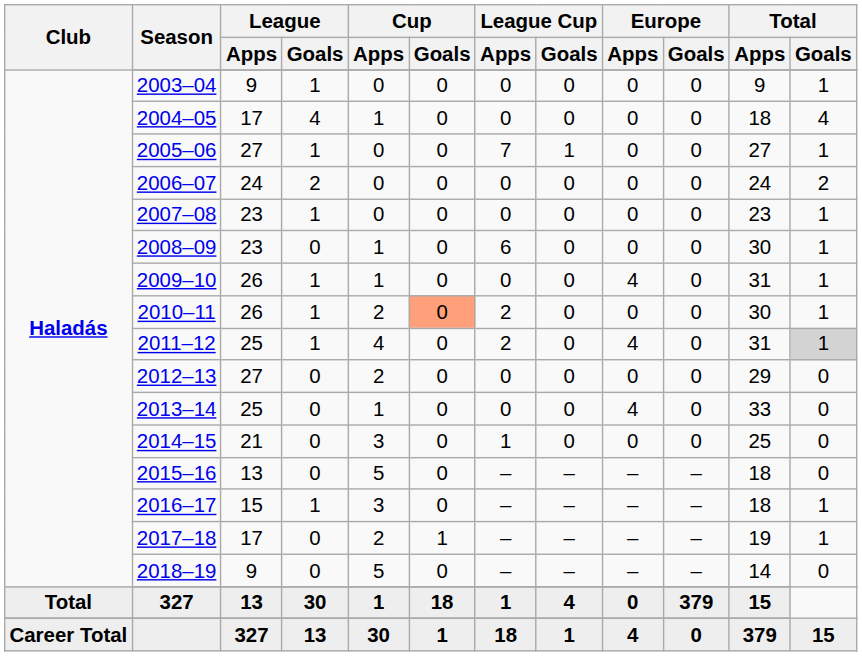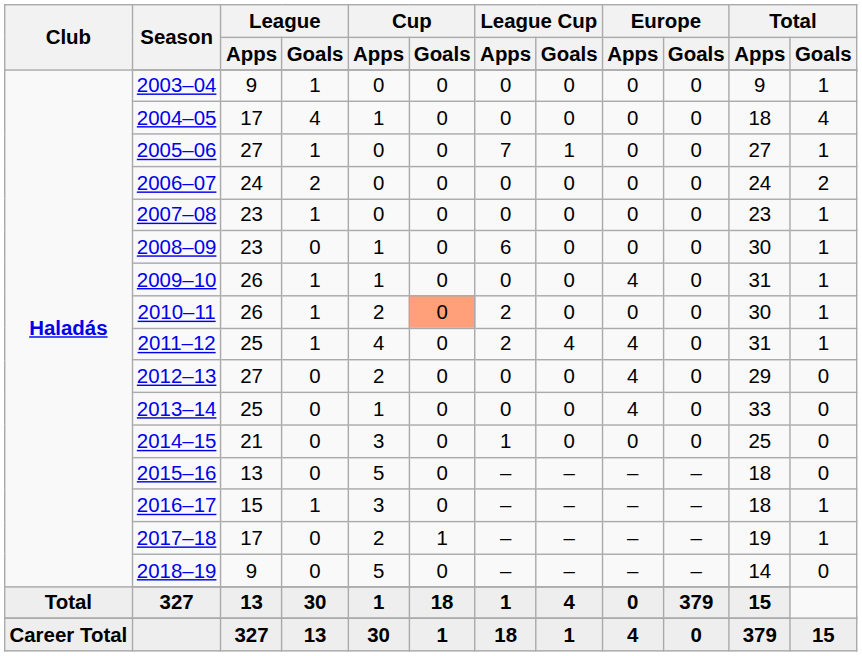(569, 344) 0 -> (569, 344) 4
(823, 344) lightgrey background -> (823, 344) no background
(633, 377) 0 -> (633, 377) 4
